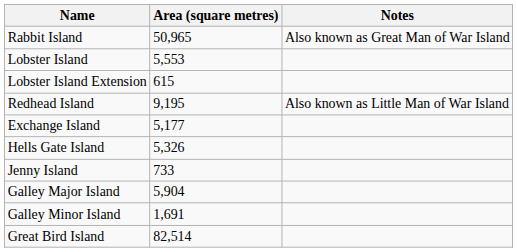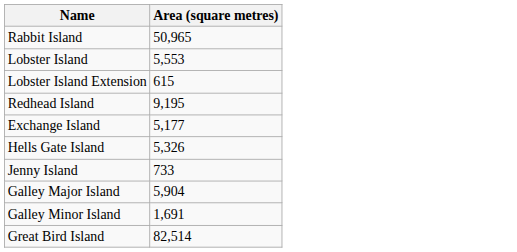- column: (397, 15)
